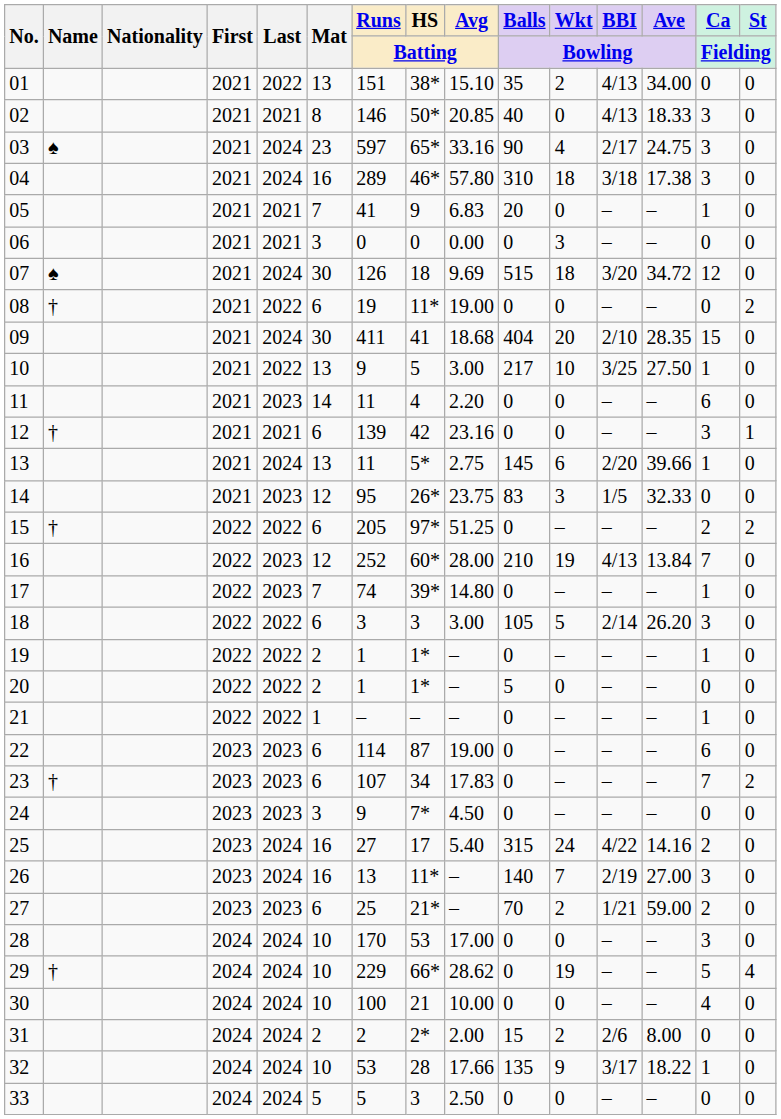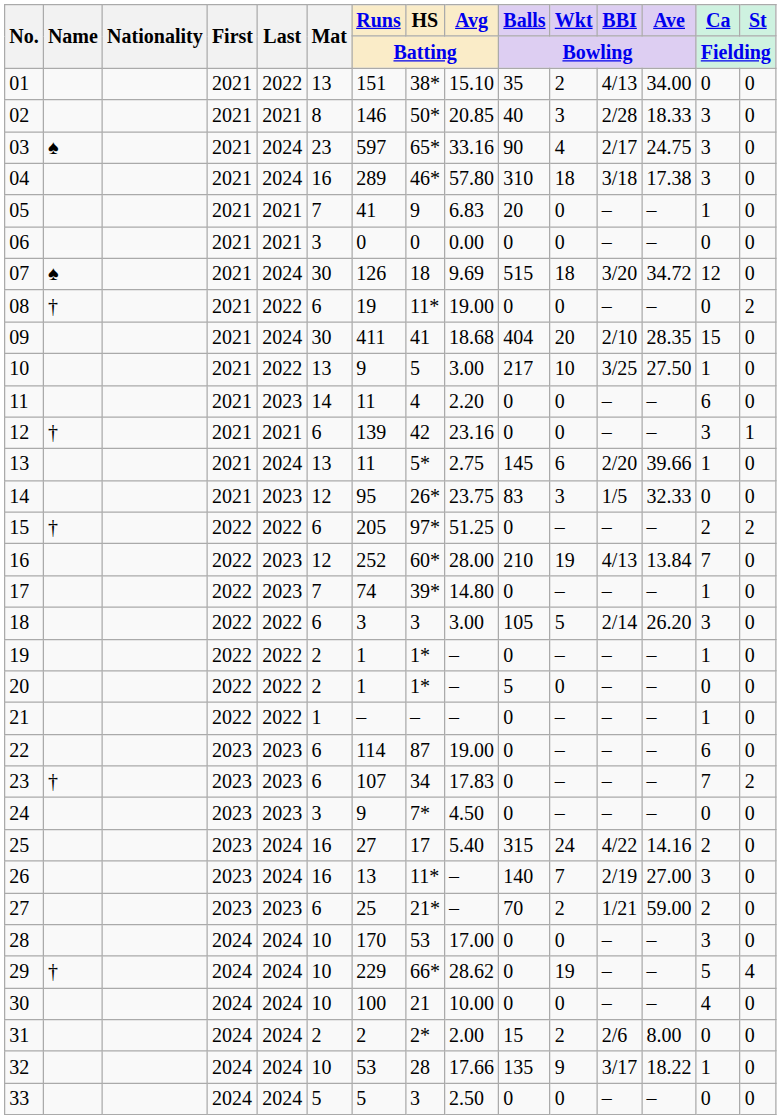(560, 115) 0 -> (560, 115) 3
(620, 115) 4/13 -> (620, 115) 2/28
(560, 242) 3 -> (560, 242) 0
